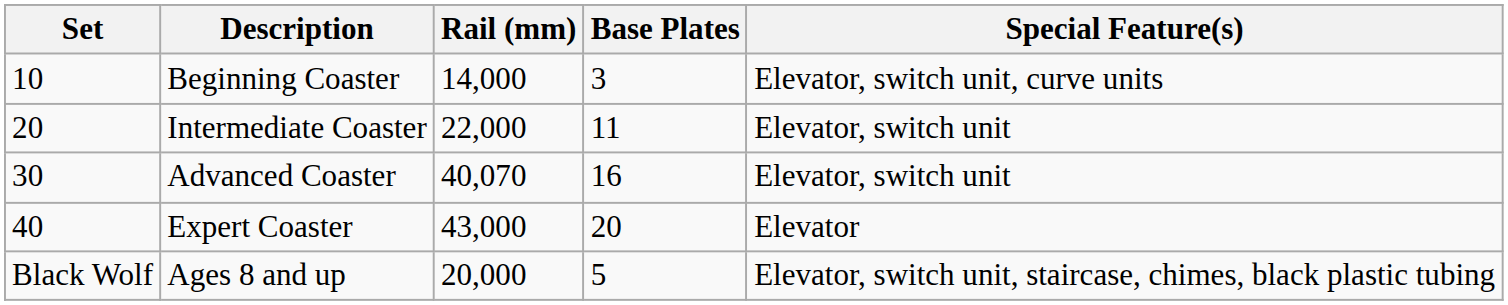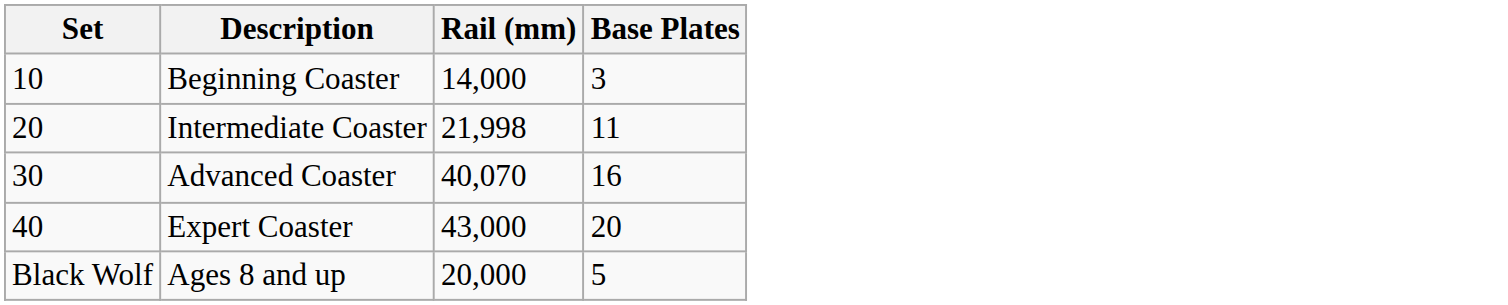- column: (1125, 29)
(484, 127) 22,000 -> (484, 127) 21,998
